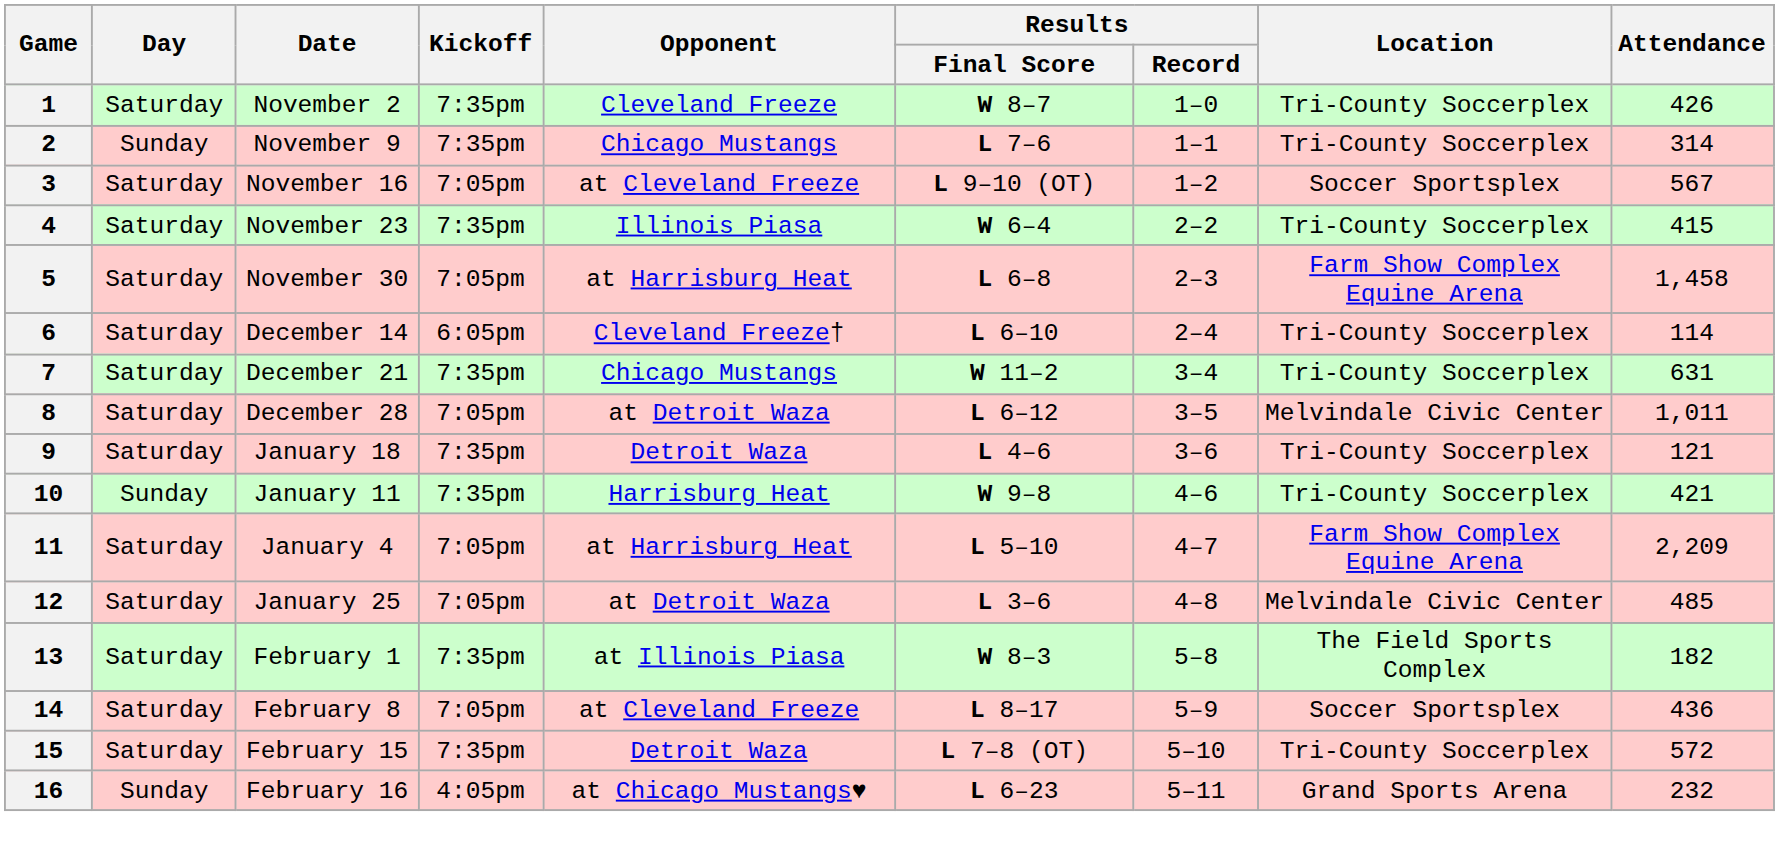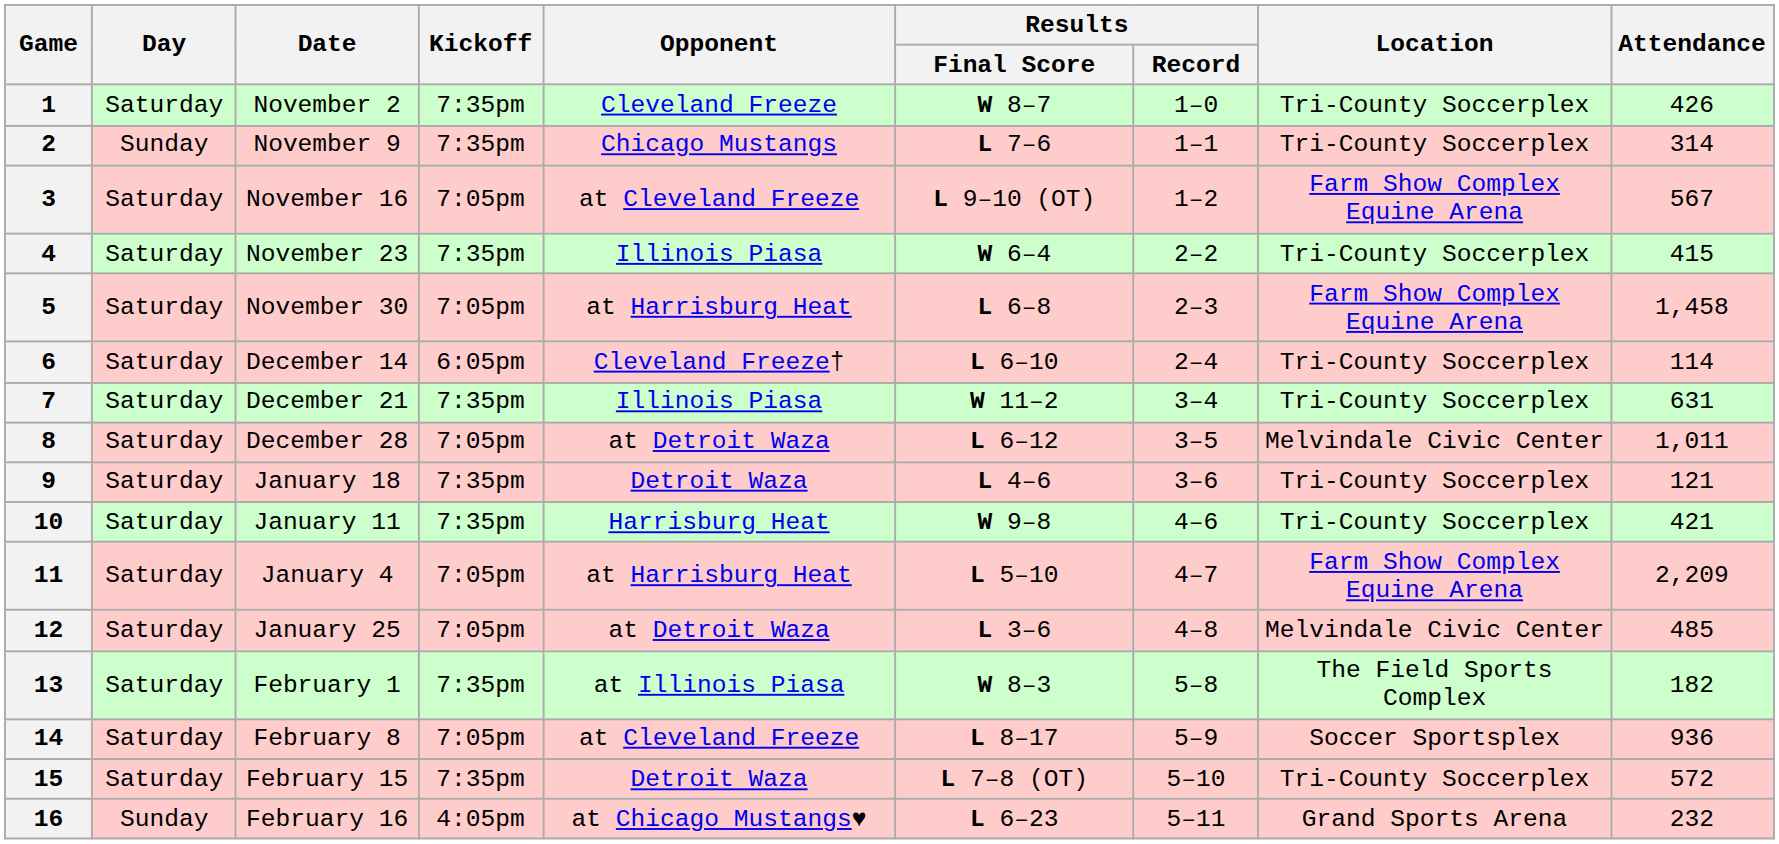(1435, 185) Soccer Sportsplex -> (1435, 199) Farm Show Complex Equine Arena
(719, 374) Chicago Mustangs -> (719, 402) Illinois Piasa
(164, 494) Sunday -> (164, 522) Saturday
(1692, 711) 436 -> (1692, 739) 936
